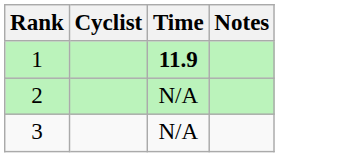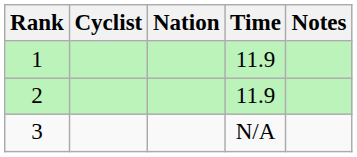+ column: (186, 22)
(178, 59) bold -> (255, 59) normal
(178, 95) N/A -> (255, 95) 11.9
